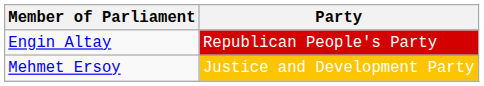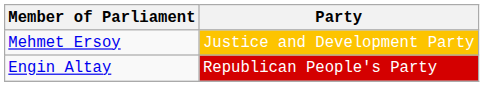rows swapped: (64, 68) <-> (60, 43)
